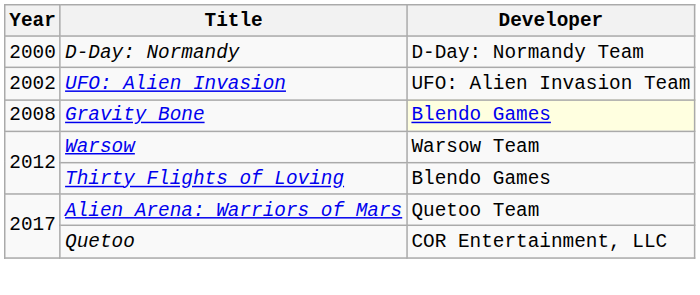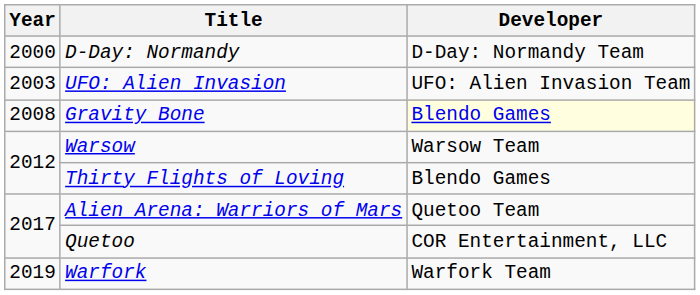(33, 84) 2002 -> (33, 84) 2003
+ row: (106, 273)
